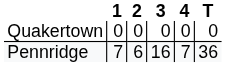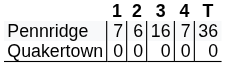rows swapped: (55, 30) <-> (48, 52)
